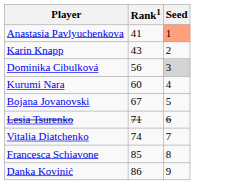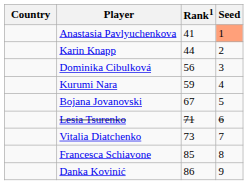+ column: (31, 14)
(136, 50) 43 -> (189, 50) 44
(169, 67) lightgrey background -> (221, 67) no background
(136, 85) 60 -> (189, 85) 59
(136, 136) 74 -> (189, 136) 73
